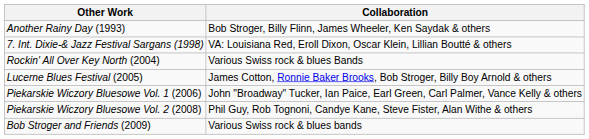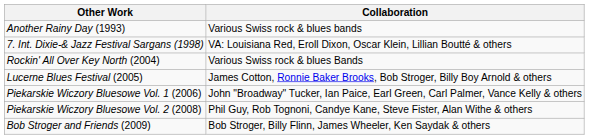(349, 28) Bob Stroger, Billy Flinn, James Wheeler, Ken Saydak & others -> (285, 28) Various Swiss rock & blues bands
(285, 126) Various Swiss rock & blues bands -> (349, 126) Bob Stroger, Billy Flinn, James Wheeler, Ken Saydak & others
